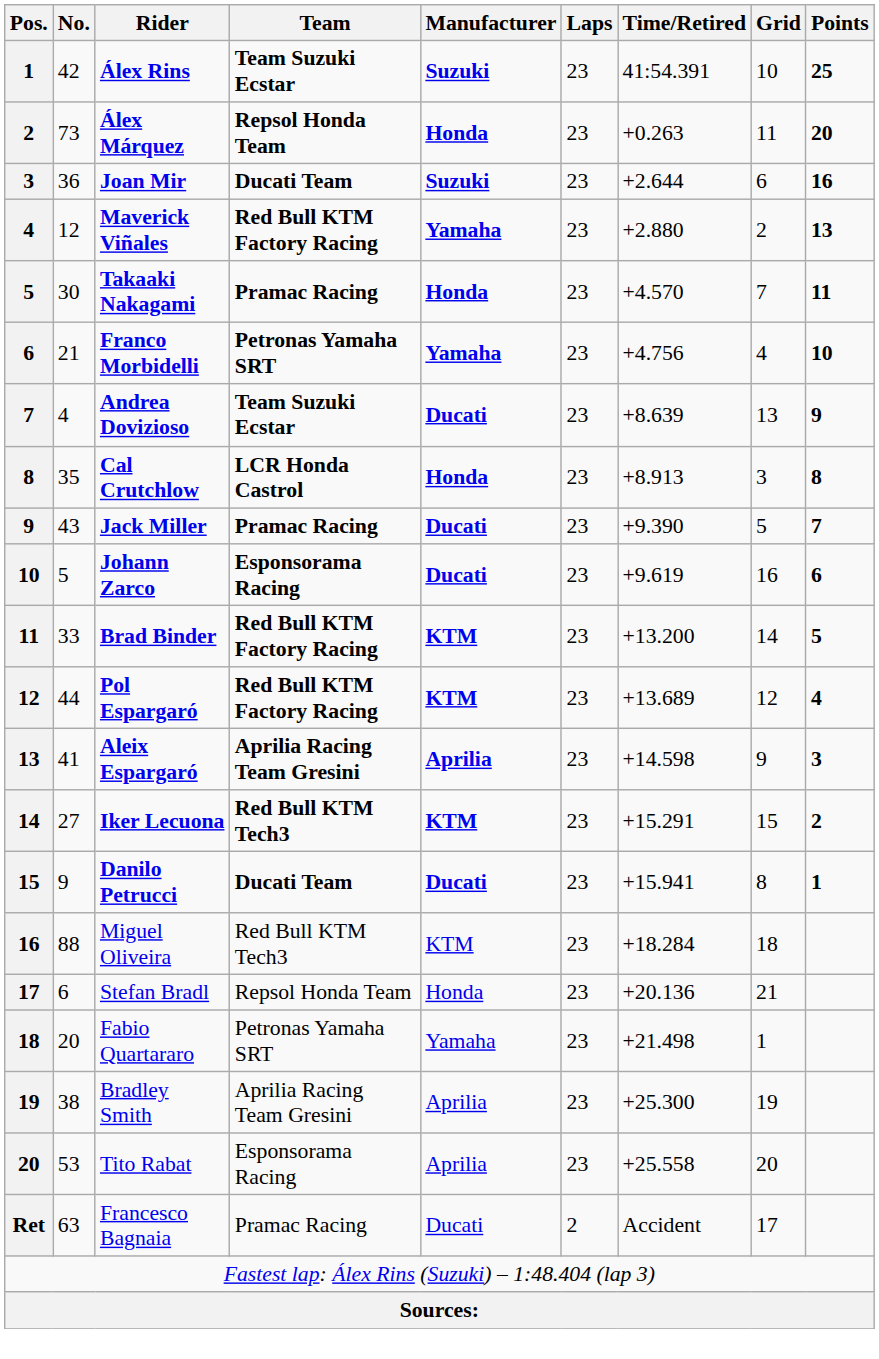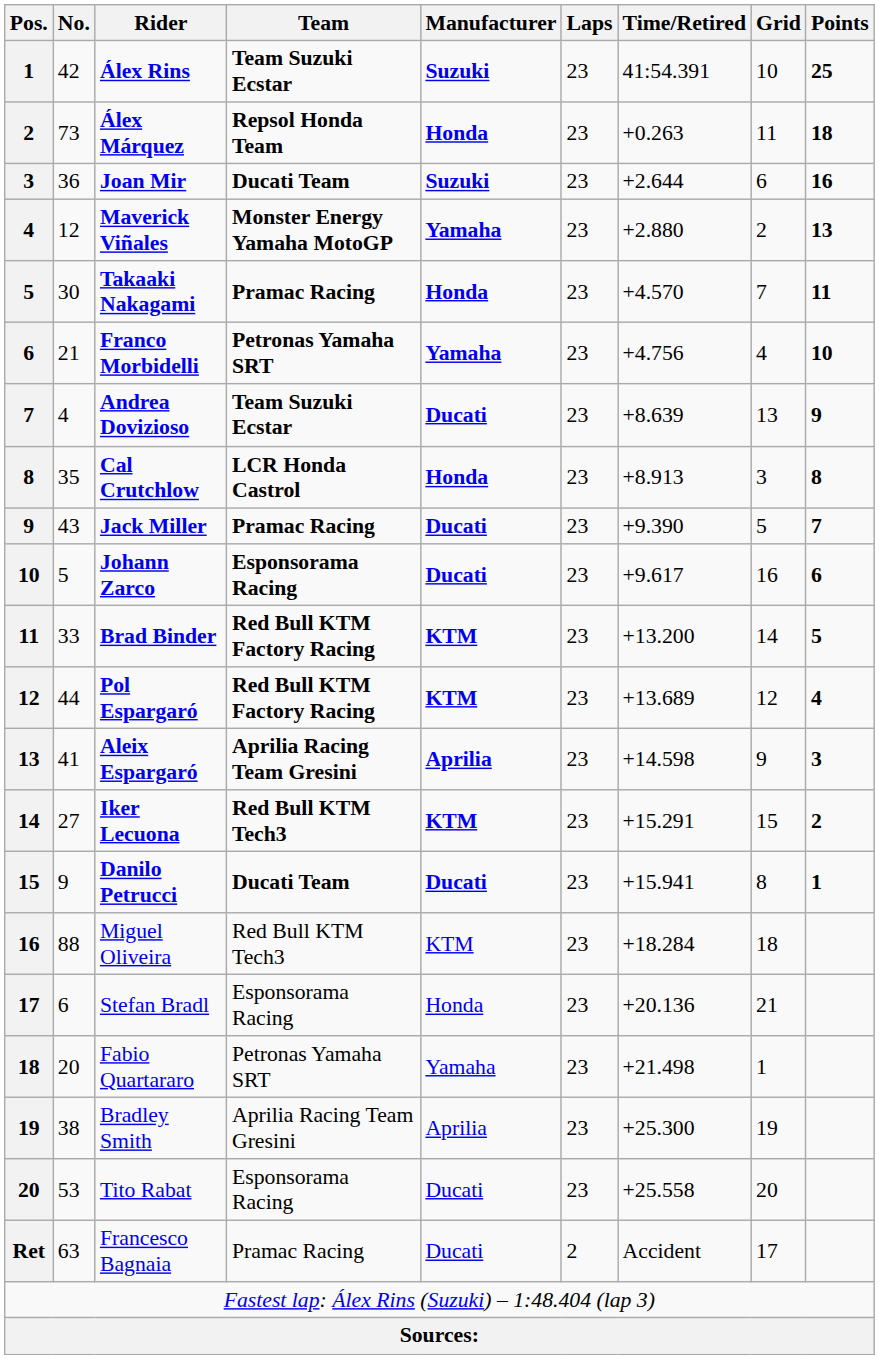(822, 132) 20 -> (822, 132) 18
(306, 230) Red Bull KTM Factory Racing -> (312, 230) Monster Energy Yamaha MotoGP
(653, 574) +9.619 -> (653, 574) +9.617
(323, 992) Repsol Honda Team -> (290, 1005) Esponsorama Racing
(456, 1164) Aprilia -> (454, 1189) Ducati
